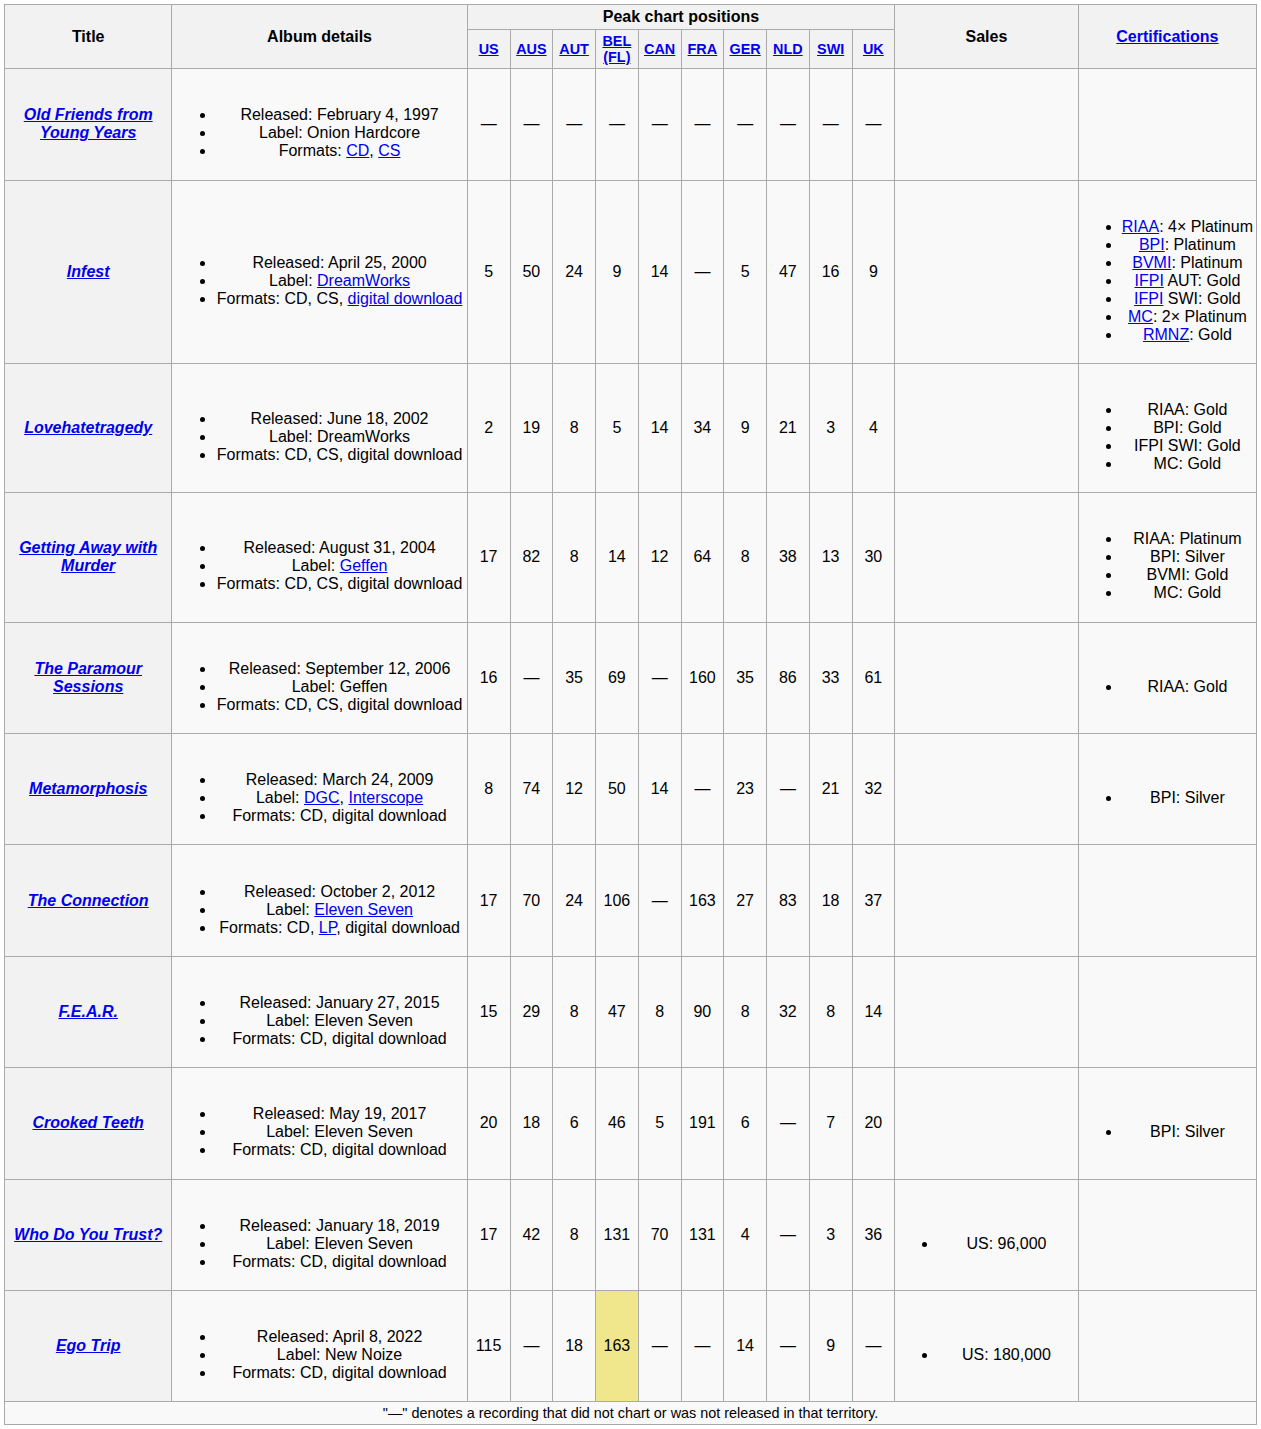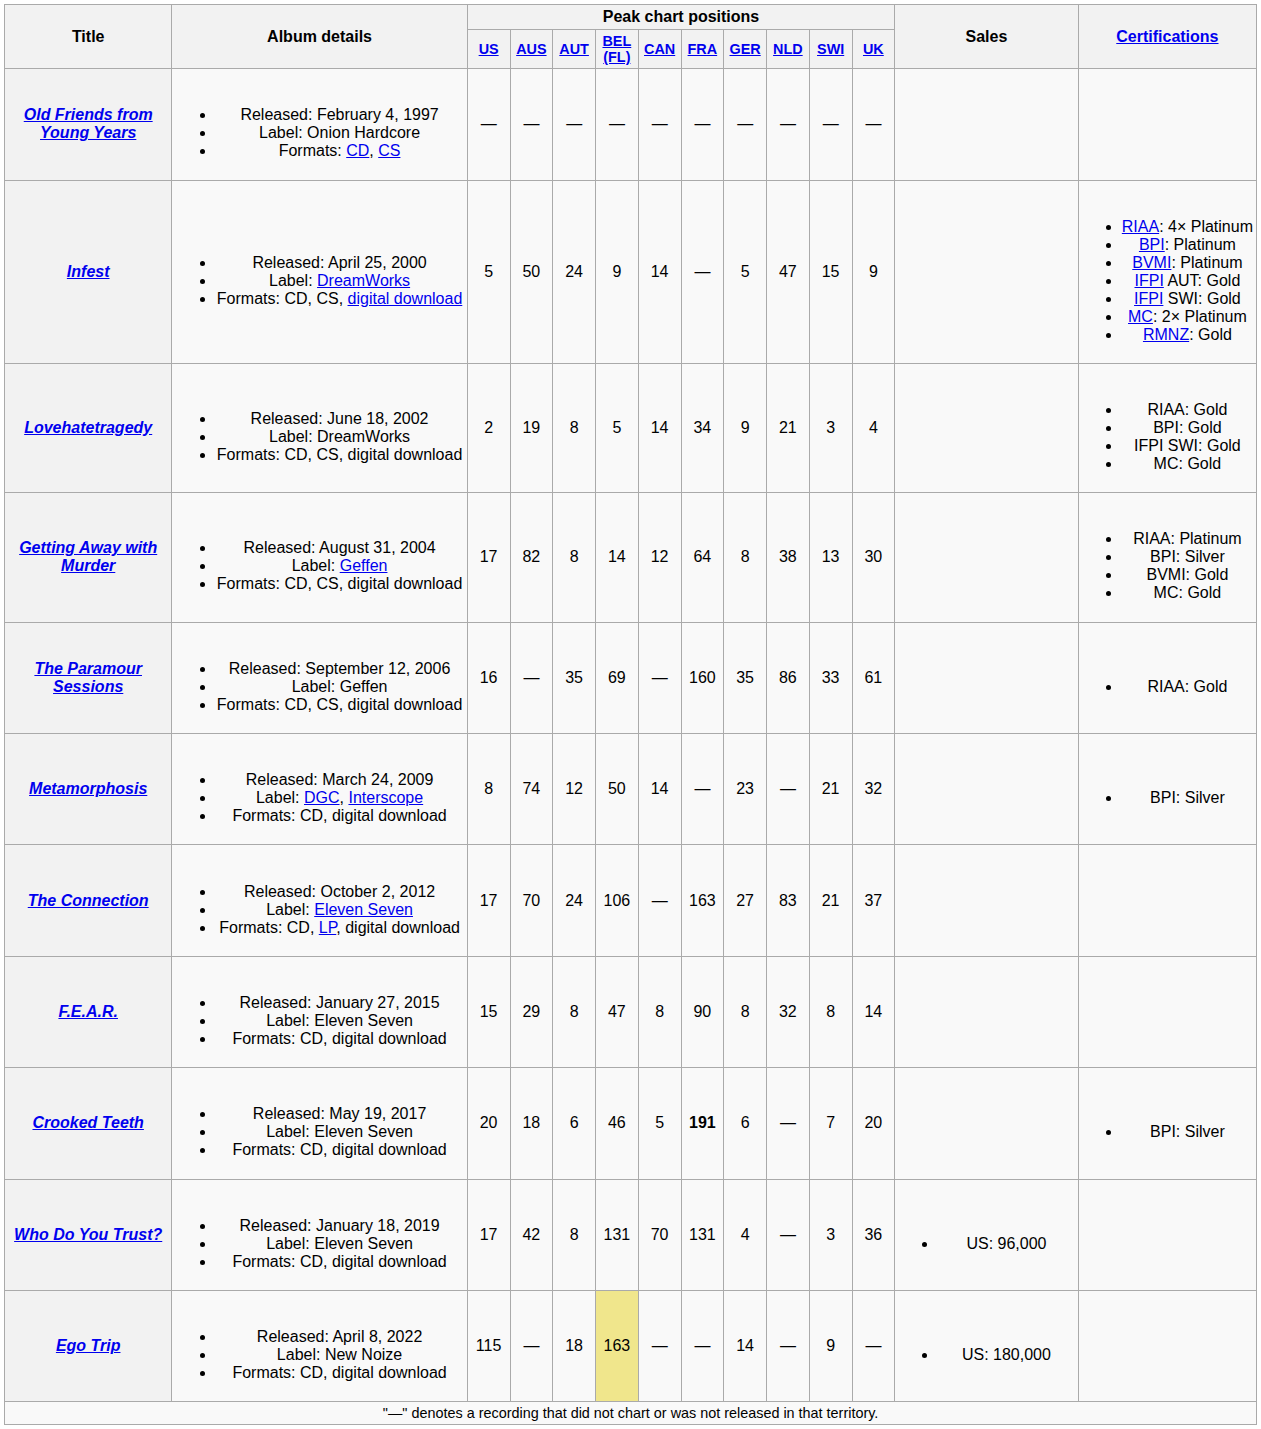(831, 271) 16 -> (831, 271) 15
(831, 900) 18 -> (831, 900) 21
(702, 1123) normal -> (702, 1123) bold
